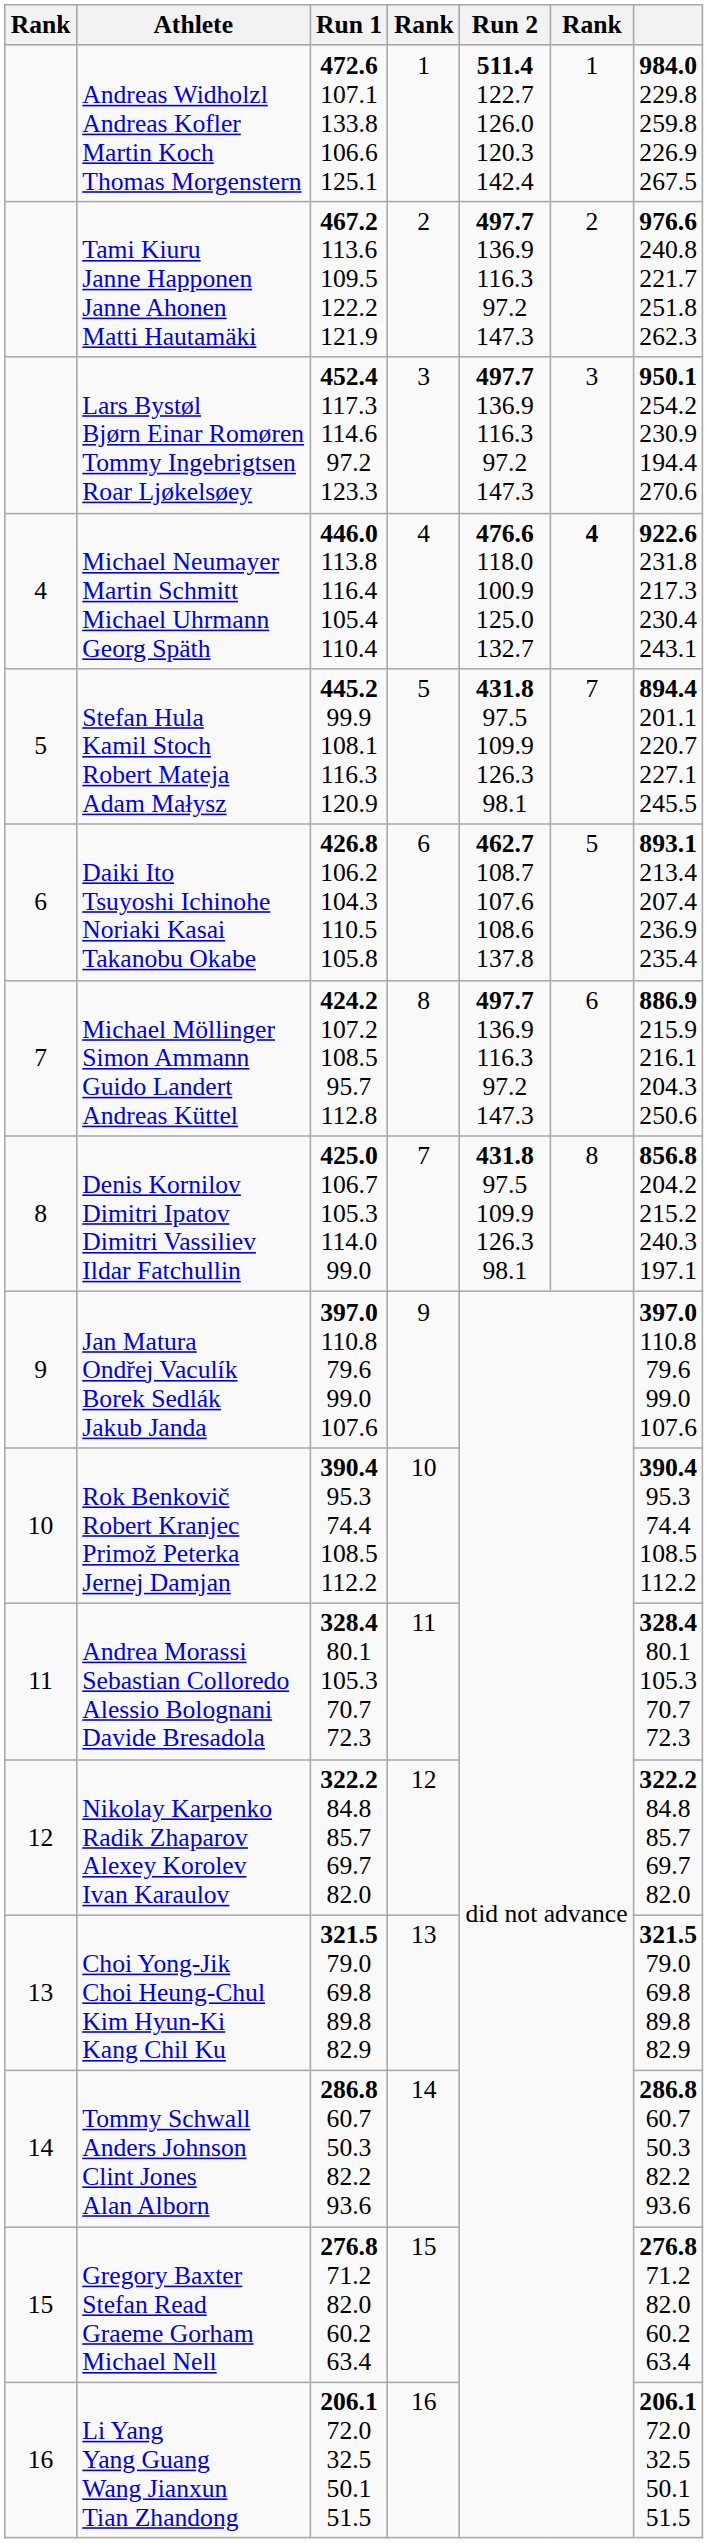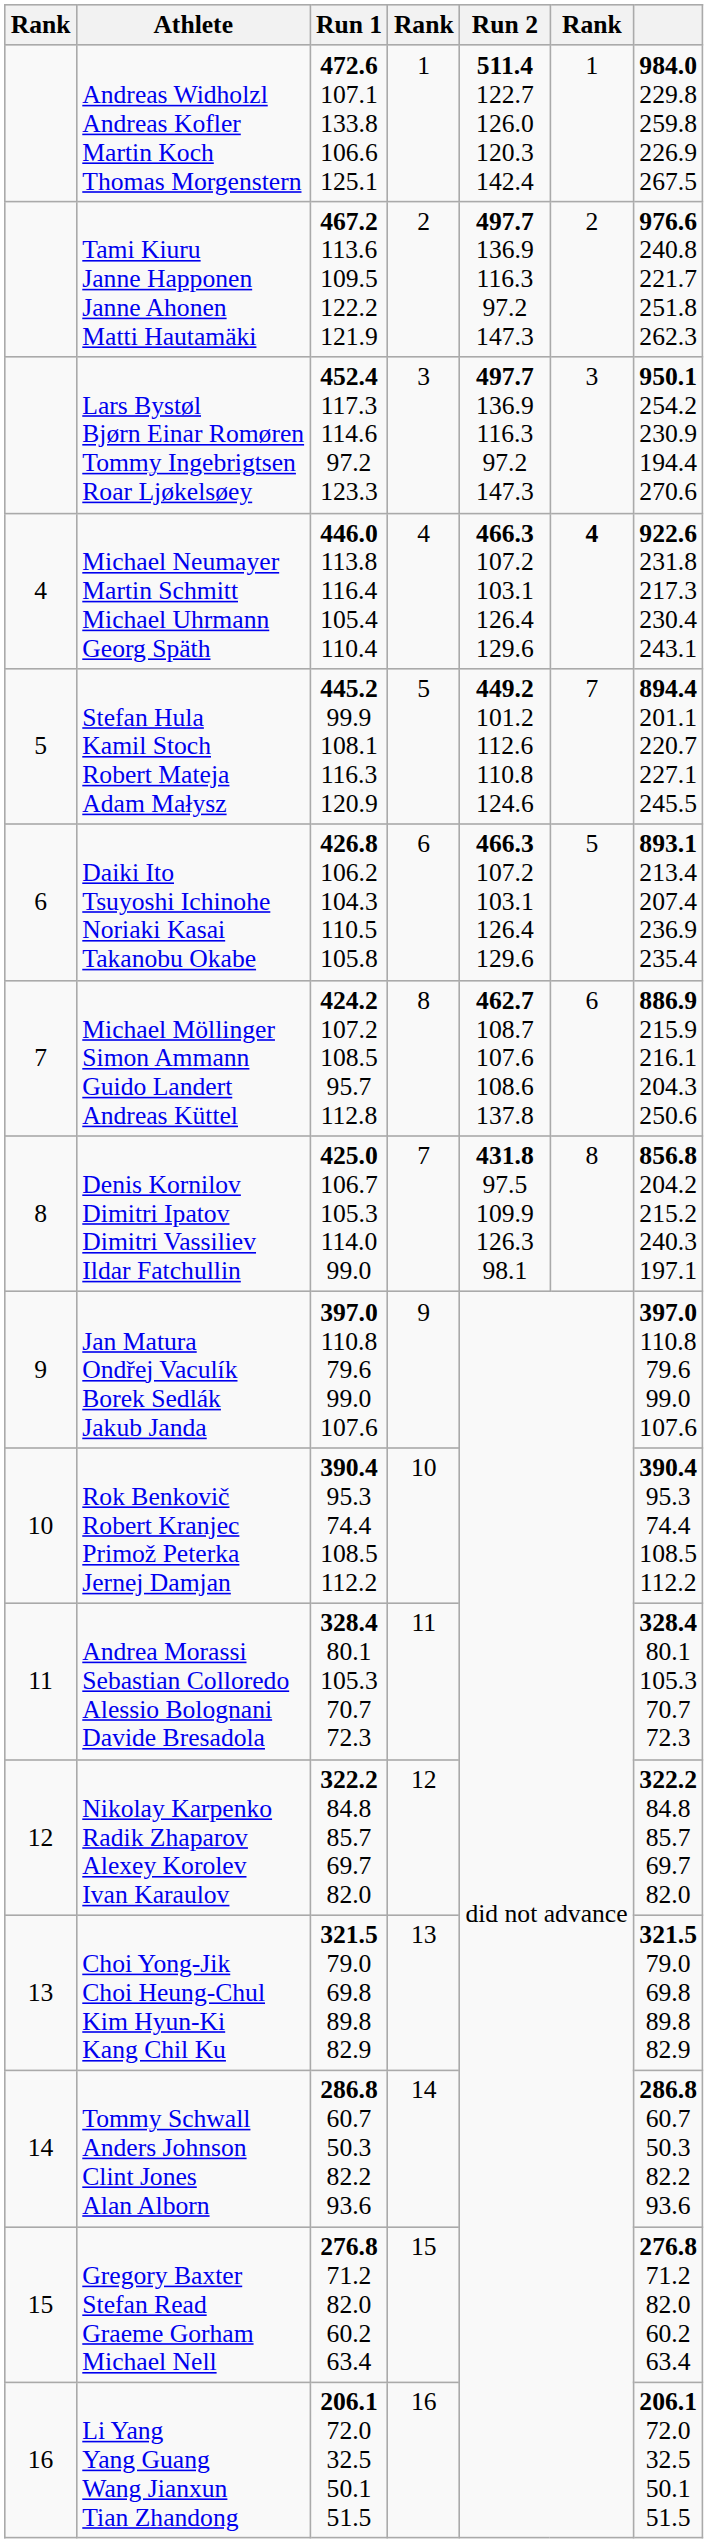(505, 590) 476.6 118.0 100.9 125.0 132.7 -> (505, 590) 466.3 107.2 103.1 126.4 129.6
(505, 746) 431.8 97.5 109.9 126.3 98.1 -> (505, 746) 449.2 101.2 112.6 110.8 124.6
(505, 902) 462.7 108.7 107.6 108.6 137.8 -> (505, 902) 466.3 107.2 103.1 126.4 129.6
(505, 1057) 497.7 136.9 116.3 97.2 147.3 -> (505, 1057) 462.7 108.7 107.6 108.6 137.8
